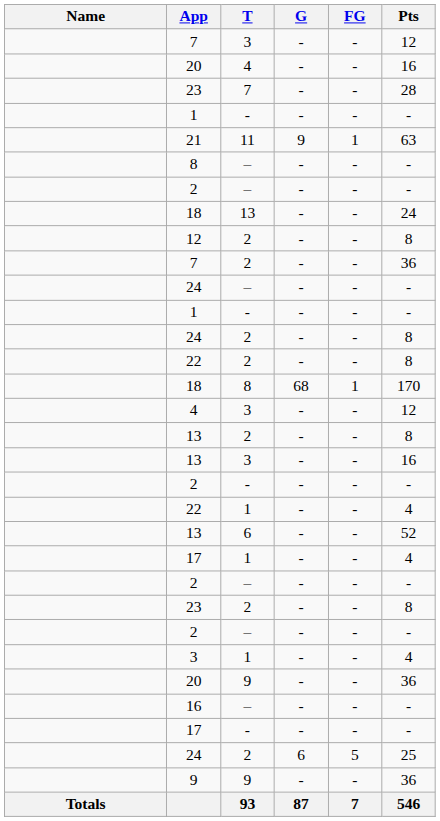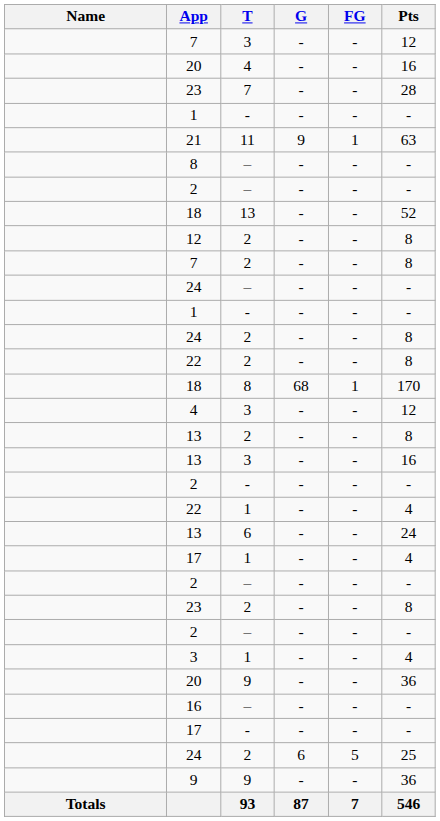(409, 213) 24 -> (409, 213) 52
(409, 262) 36 -> (409, 262) 8
(409, 533) 52 -> (409, 533) 24
